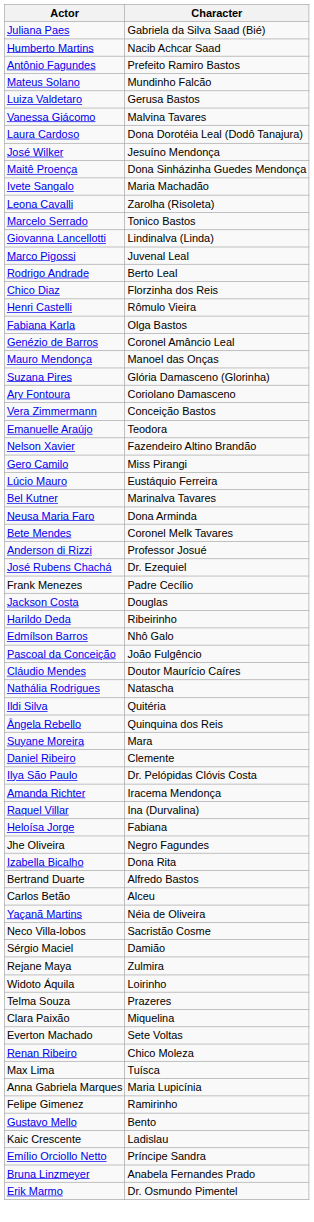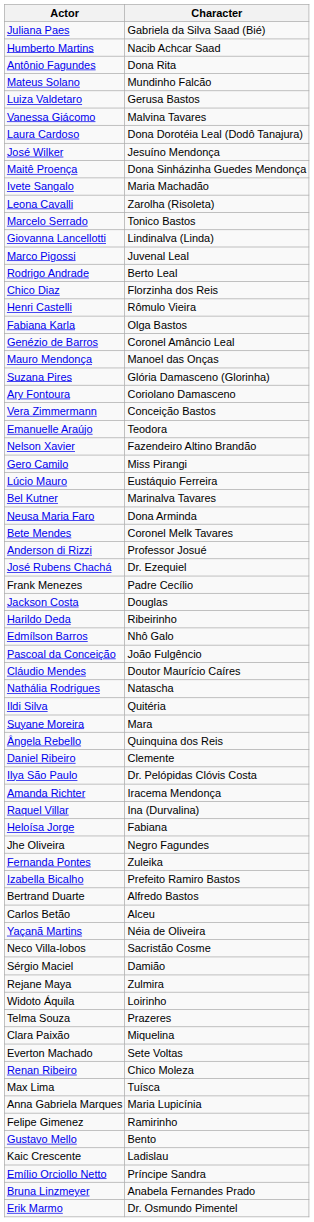(184, 65) Prefeito Ramiro Bastos -> (152, 65) Dona Rita
rows swapped: (46, 741) <-> (44, 724)
+ row: (49, 862)
(152, 862) Dona Rita -> (184, 879) Prefeito Ramiro Bastos
